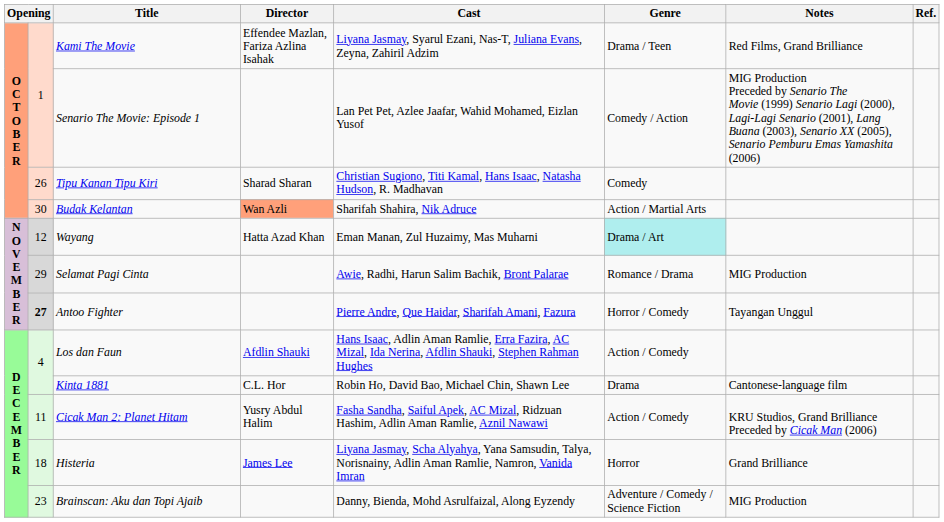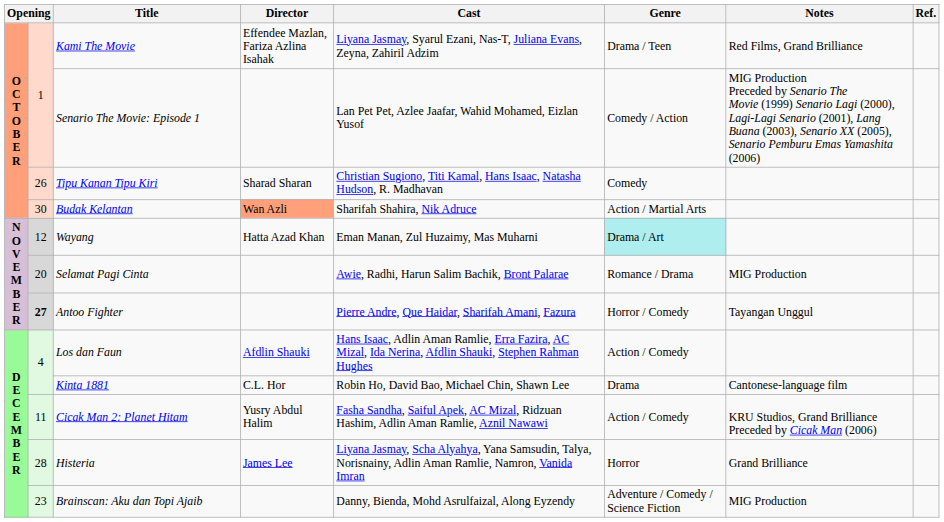(41, 274) 29 -> (41, 274) 20
(41, 462) 18 -> (41, 462) 28
